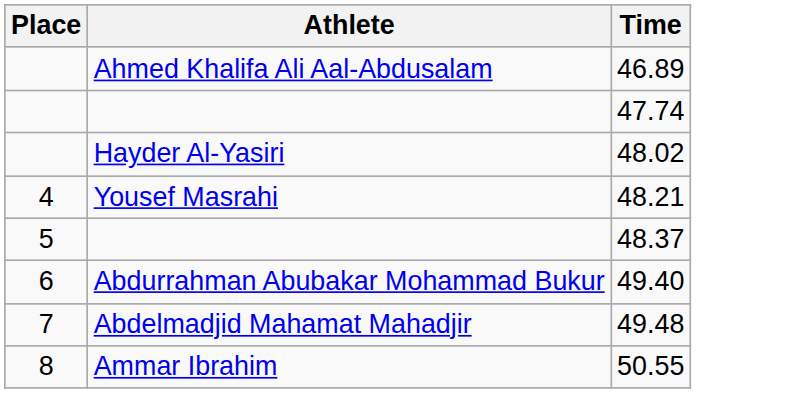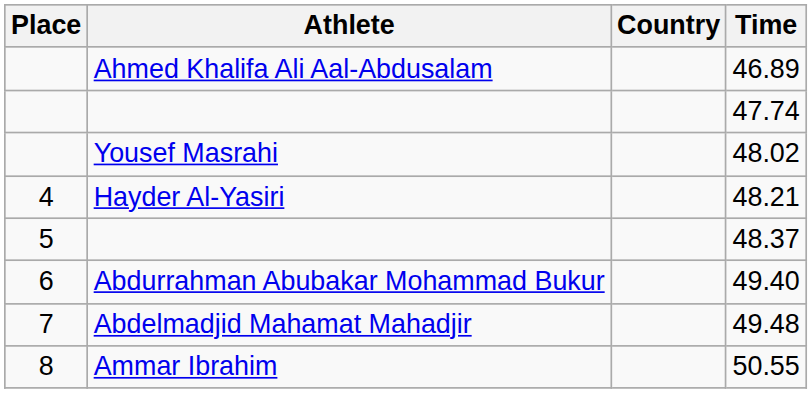+ column: (669, 25)
(189, 153) Hayder Al-Yasiri -> (186, 153) Yousef Masrahi
(186, 196) Yousef Masrahi -> (189, 196) Hayder Al-Yasiri
